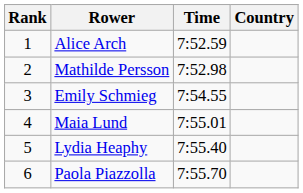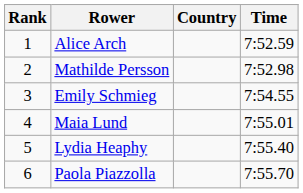columns swapped: (264, 17) <-> (202, 17)
